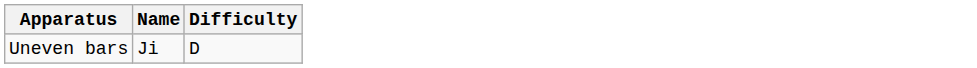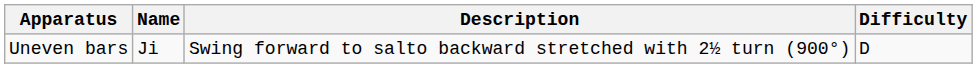+ column: (520, 19)
